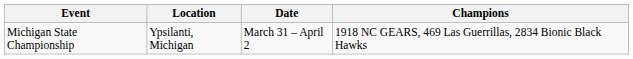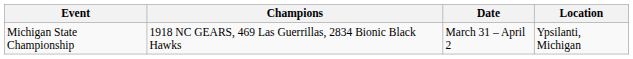columns swapped: (194, 13) <-> (480, 13)
